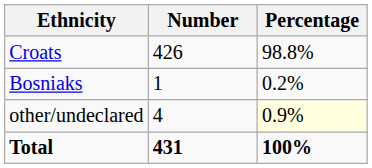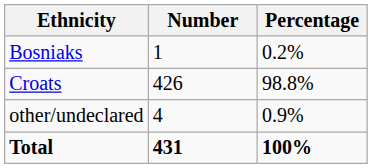rows swapped: (35, 52) <-> (46, 83)
(283, 115) lightyellow background -> (283, 115) no background
